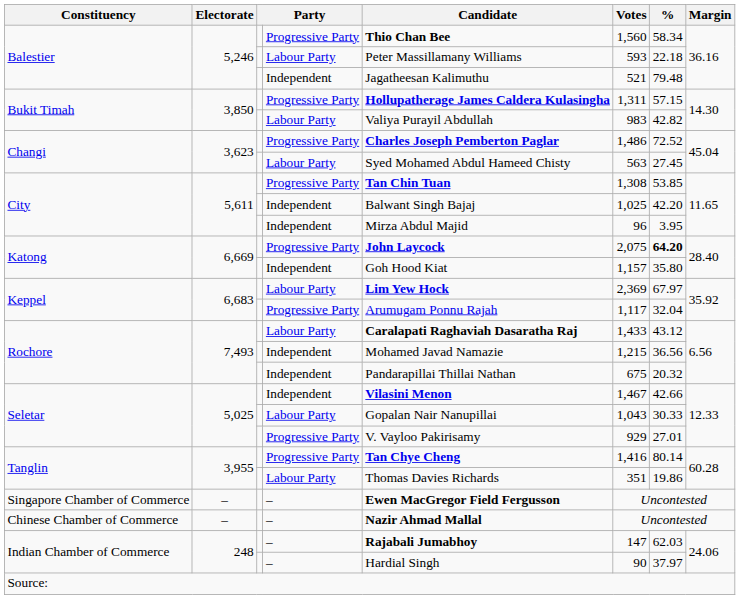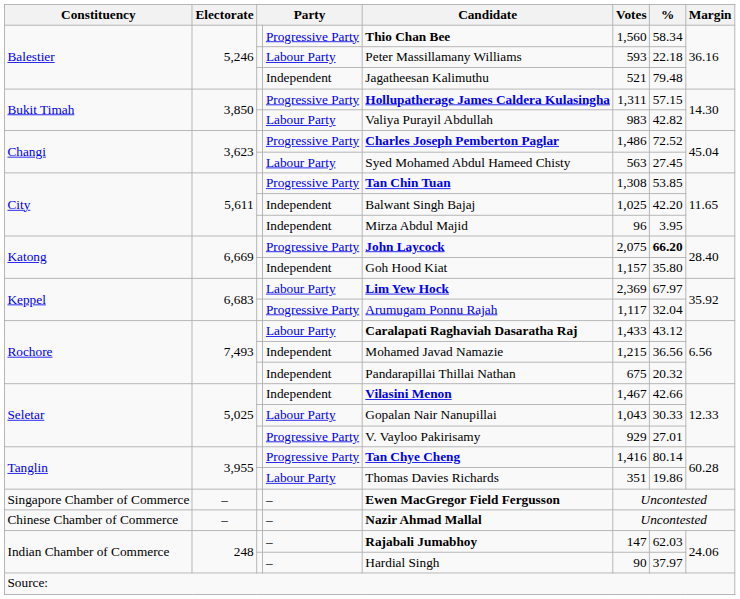(668, 246) 64.20 -> (668, 246) 66.20
